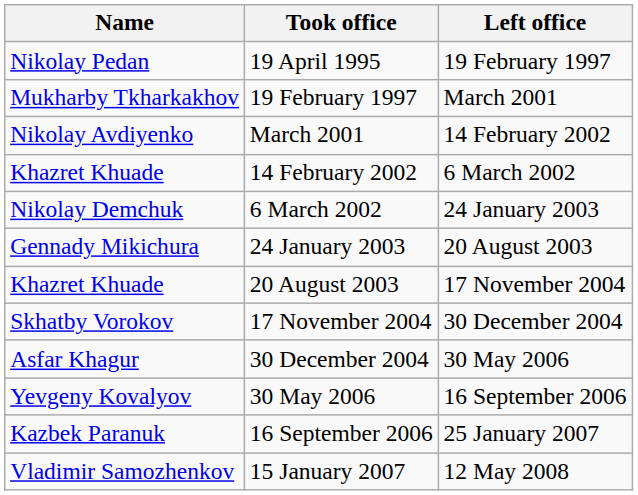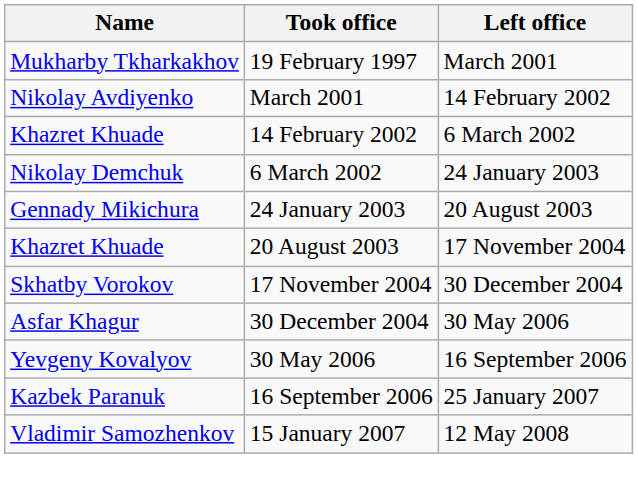- row: (315, 60)
